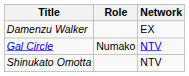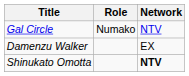rows swapped: (30, 46) <-> (47, 29)
(151, 63) normal -> (151, 63) bold
